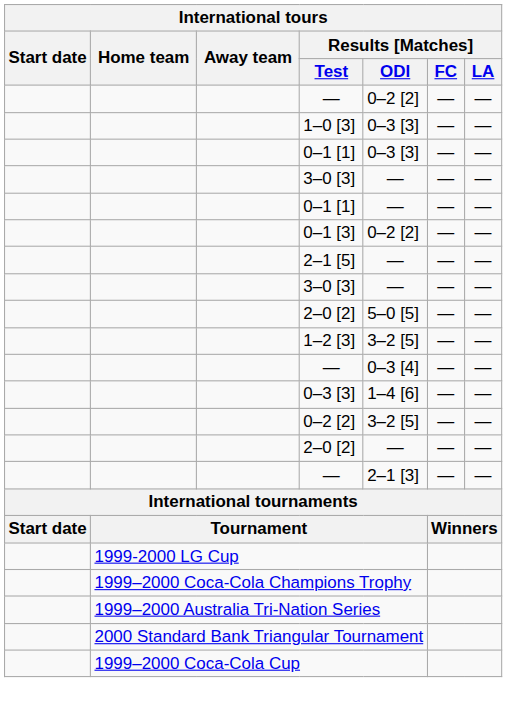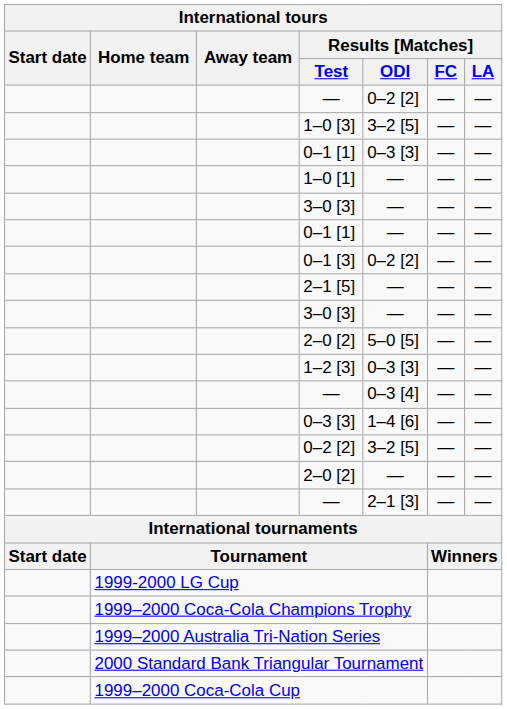(393, 125) 0–3 [3] -> (393, 125) 3–2 [5]
+ row: (144, 179)
(393, 340) 3–2 [5] -> (393, 367) 0–3 [3]
